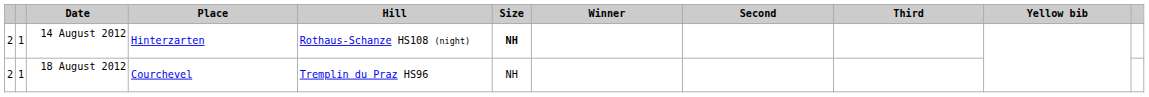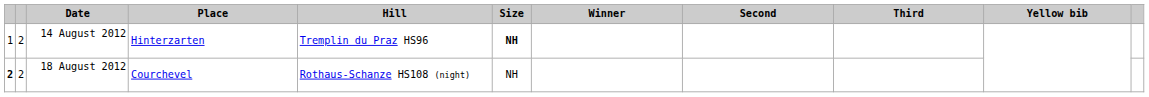(10, 41) 2 -> (10, 41) 1
(21, 41) 1 -> (21, 41) 2
(385, 41) Rothaus-Schanze HS108 (night) -> (364, 41) Tremplin du Praz HS96
(10, 75) normal -> (10, 75) bold
(21, 75) 1 -> (21, 75) 2
(364, 75) Tremplin du Praz HS96 -> (385, 75) Rothaus-Schanze HS108 (night)
